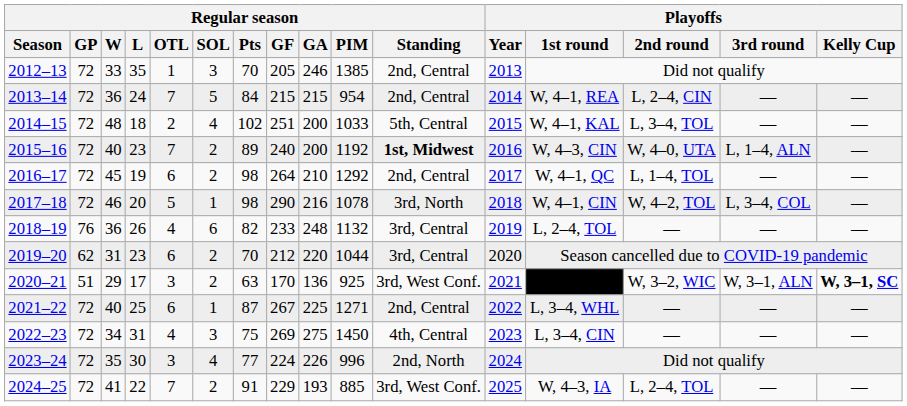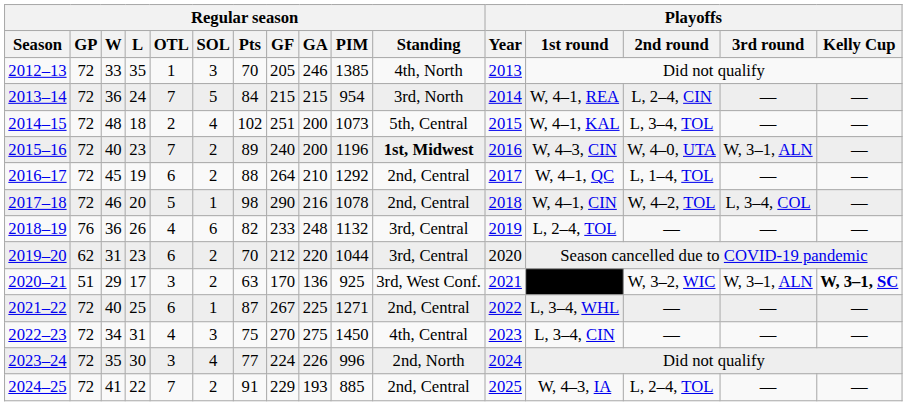(429, 70) 2nd, Central -> (429, 70) 4th, North
(429, 96) 2nd, Central -> (429, 96) 3rd, North
(352, 123) 1033 -> (352, 123) 1073
(352, 149) 1192 -> (352, 149) 1196
(768, 149) L, 1–4, ALN -> (768, 149) W, 3–1, ALN
(250, 176) 98 -> (250, 176) 88
(429, 202) 3rd, North -> (429, 202) 2nd, Central
(283, 334) 269 -> (283, 334) 270
(429, 387) 3rd, West Conf. -> (429, 387) 2nd, Central
